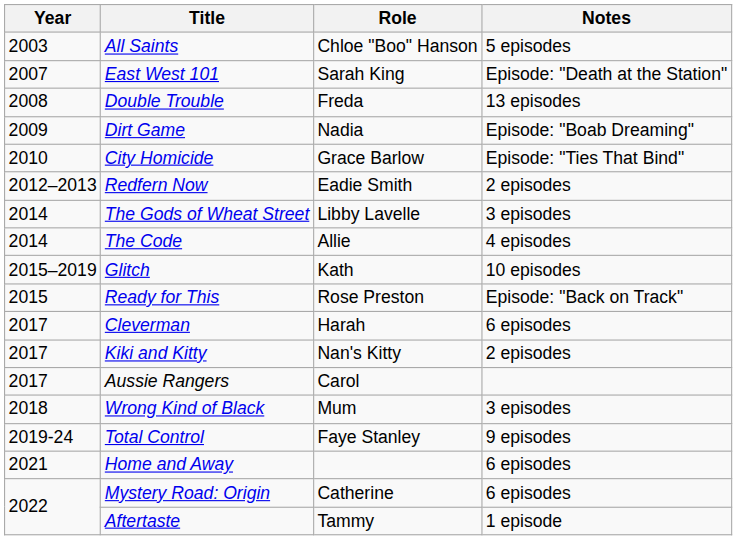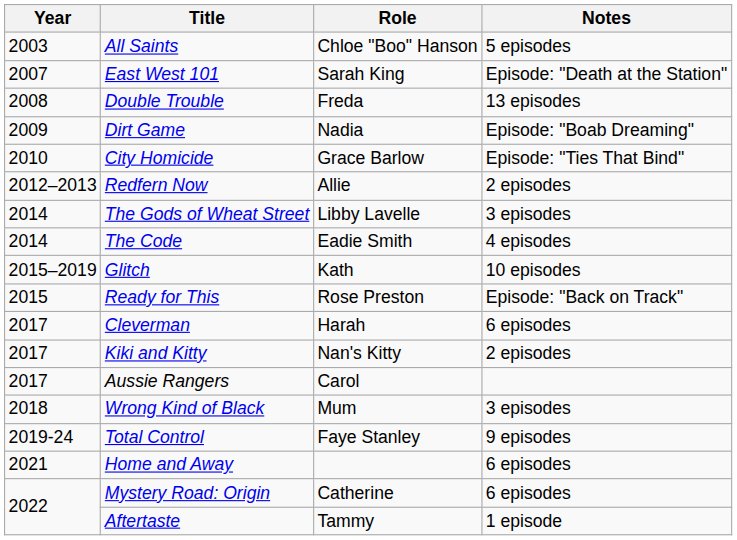(365, 185) Eadie Smith -> (334, 185) Allie
(334, 241) Allie -> (365, 241) Eadie Smith
